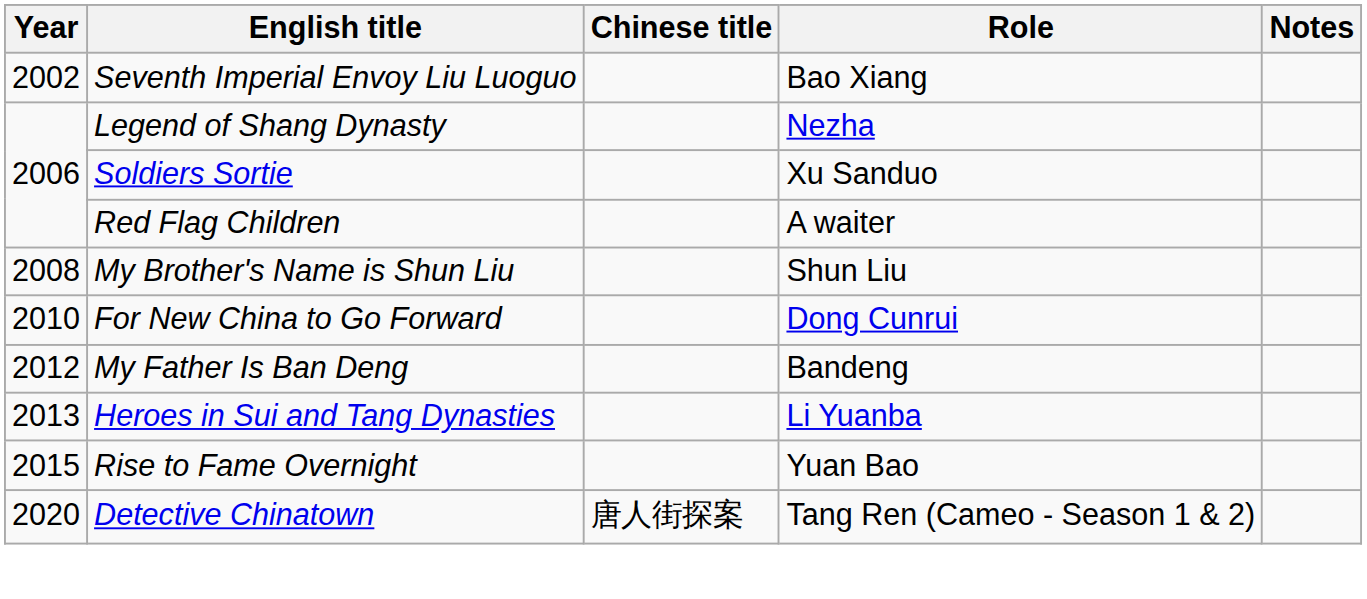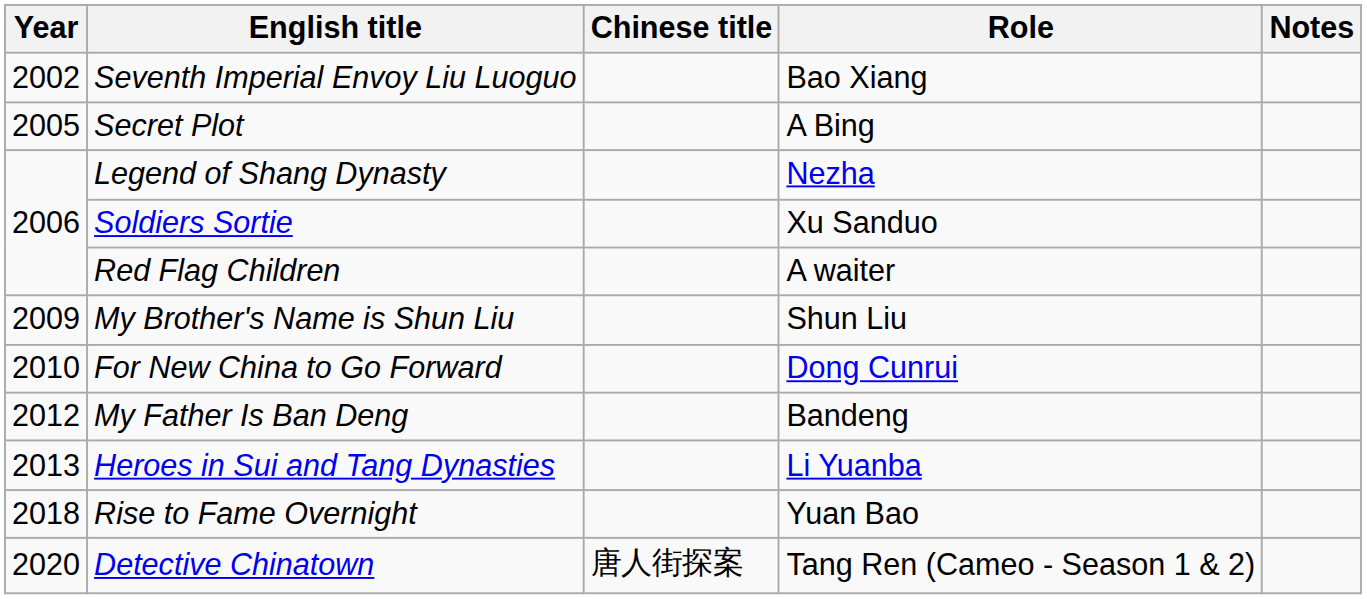+ row: (169, 125)
(46, 271) 2008 -> (46, 319) 2009
(46, 464) 2015 -> (46, 513) 2018
